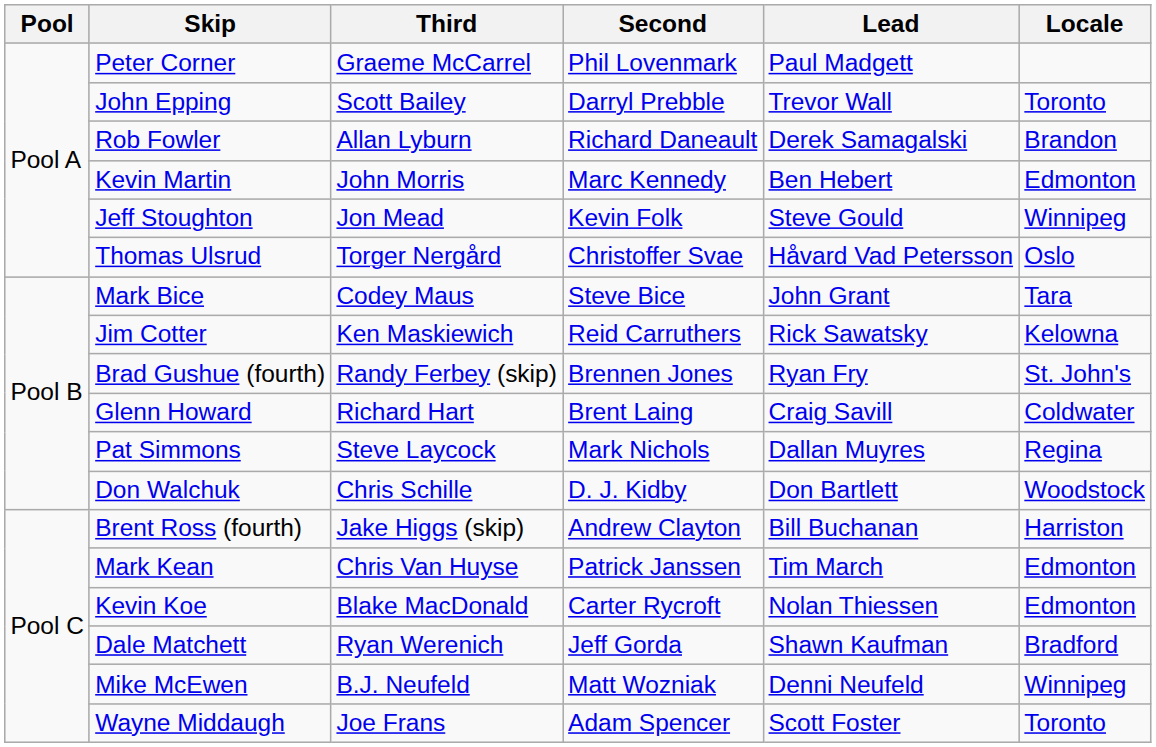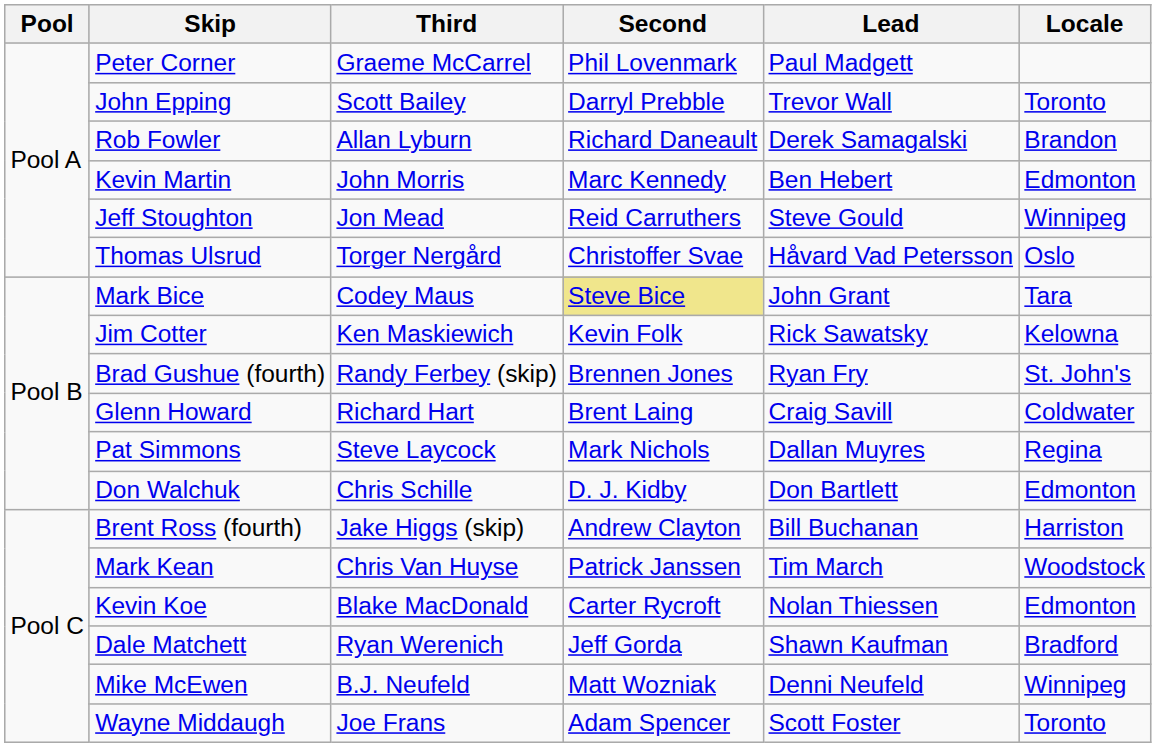(625, 218) Kevin Folk -> (655, 218) Reid Carruthers
(627, 295) no background -> (627, 295) khaki background
(655, 334) Reid Carruthers -> (625, 334) Kevin Folk
(1085, 489) Woodstock -> (1080, 489) Edmonton
(1080, 567) Edmonton -> (1085, 567) Woodstock
